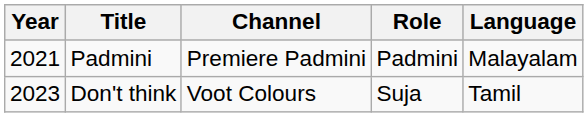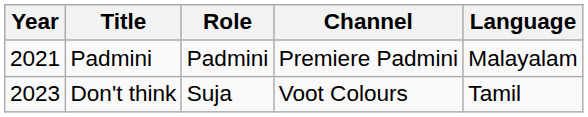columns swapped: (417, 22) <-> (276, 22)
